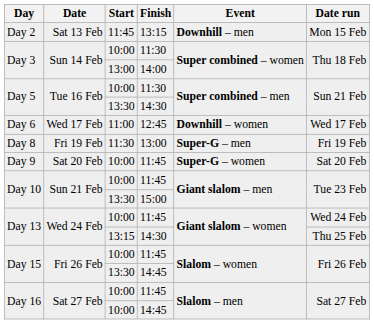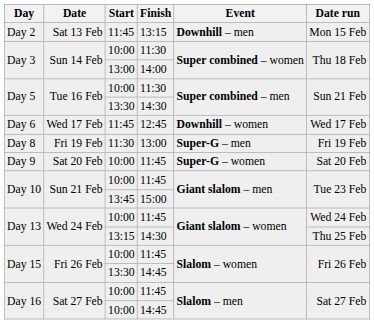(121, 124) 11:00 -> (121, 124) 11:45
(121, 198) 13:30 -> (121, 198) 13:45
